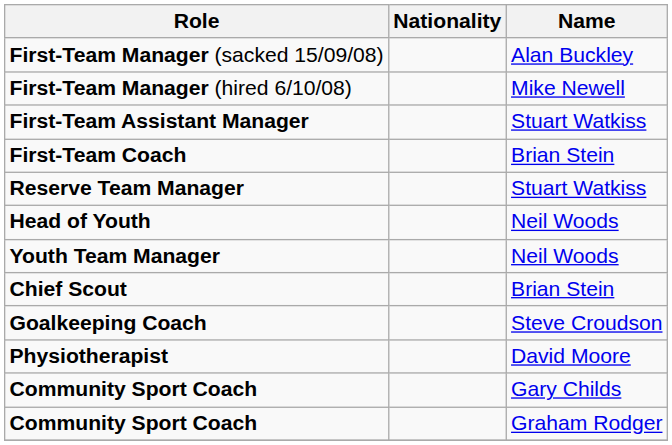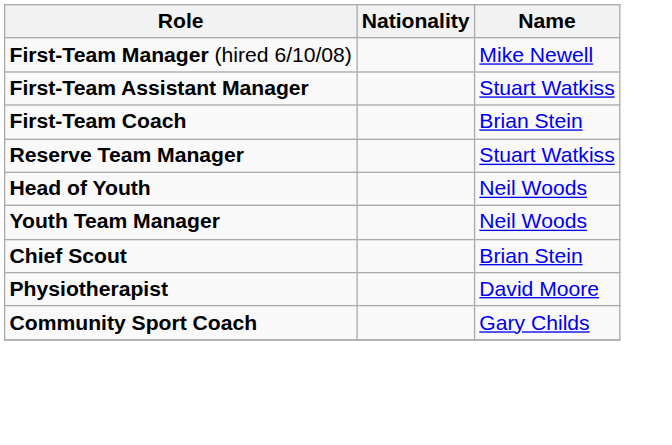- row: (197, 54)
- row: (108, 322)
- row: (133, 423)
